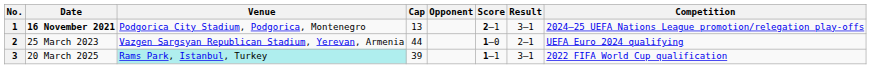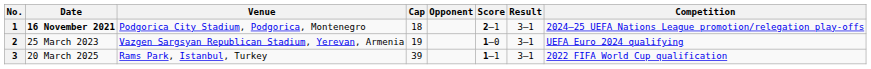(417, 27) 13 -> (417, 27) 18
(417, 41) 44 -> (417, 41) 19
(526, 41) 2–1 -> (526, 41) 3–1
(193, 56) paleturquoise background -> (193, 56) no background
